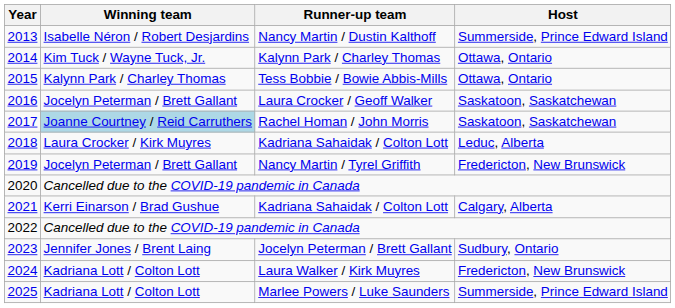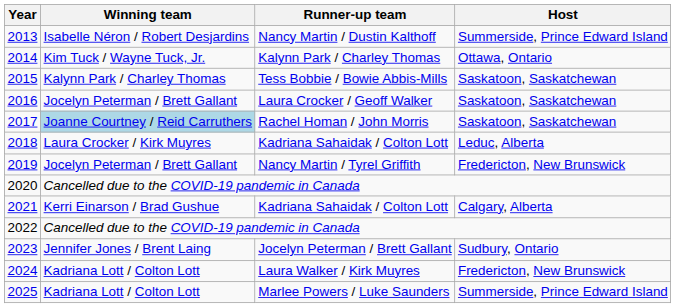(505, 79) Ottawa, Ontario -> (537, 79) Saskatoon, Saskatchewan
